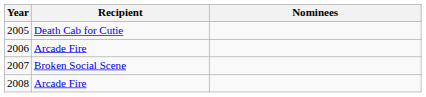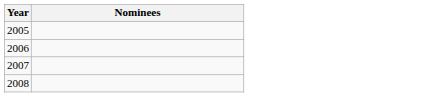- column: (120, 13)
